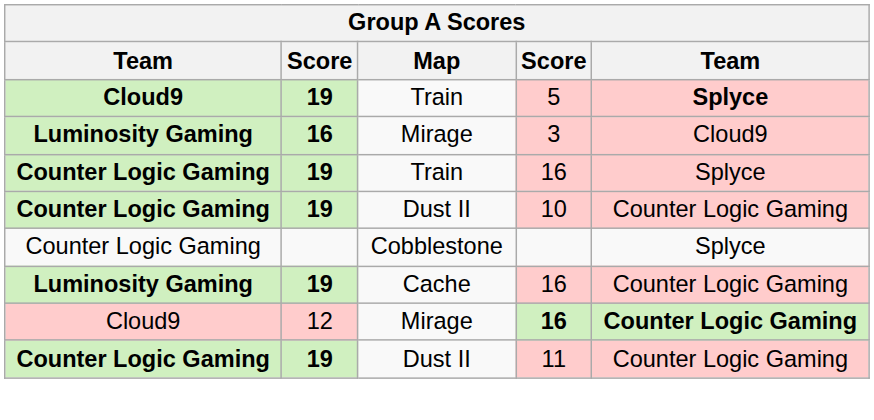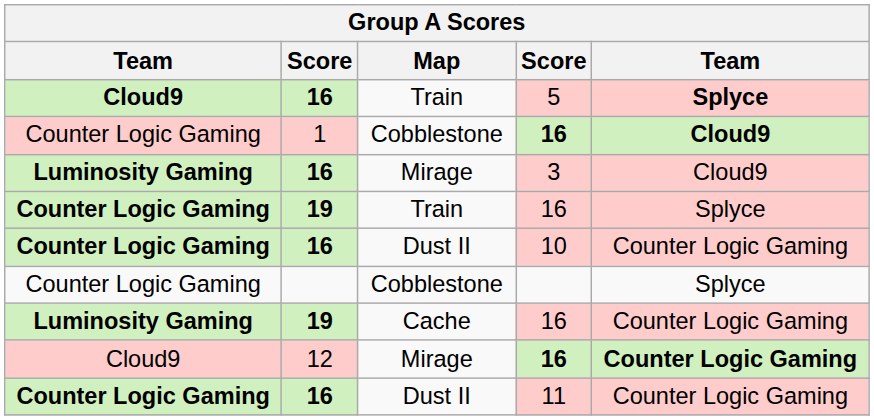(320, 97) 19 -> (320, 97) 16
+ row: (437, 135)
(320, 209) 19 -> (320, 246) 16
(320, 358) 19 -> (320, 396) 16
